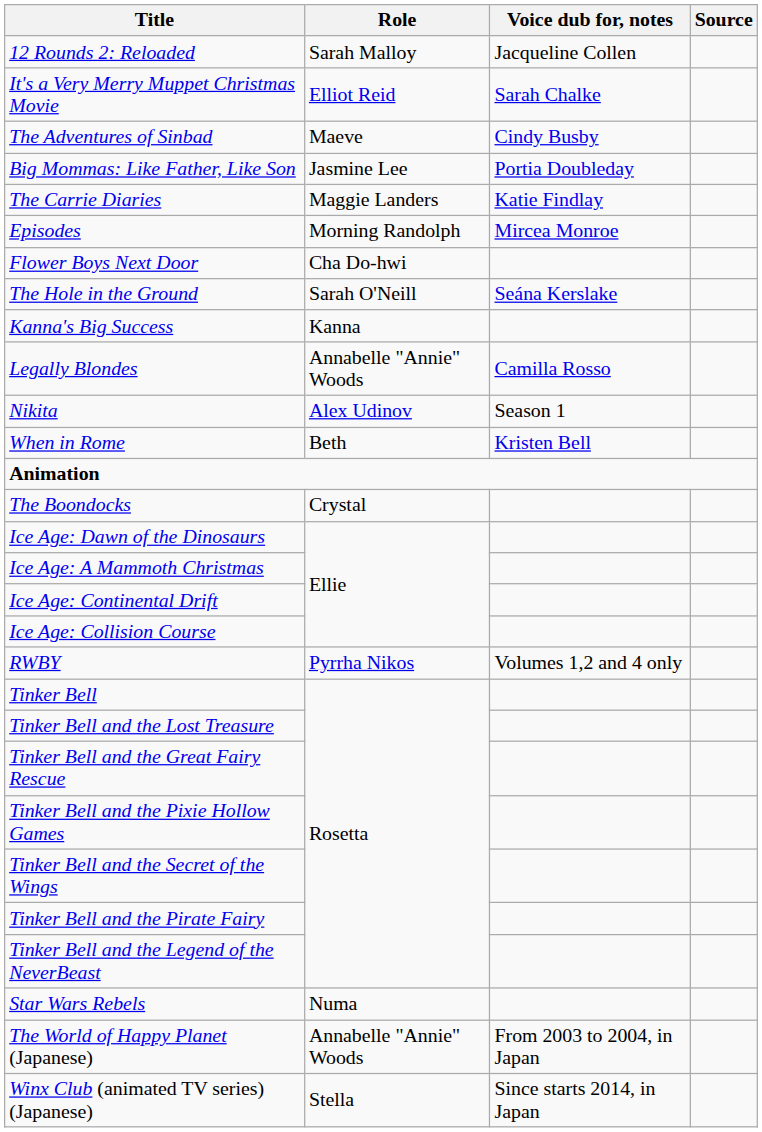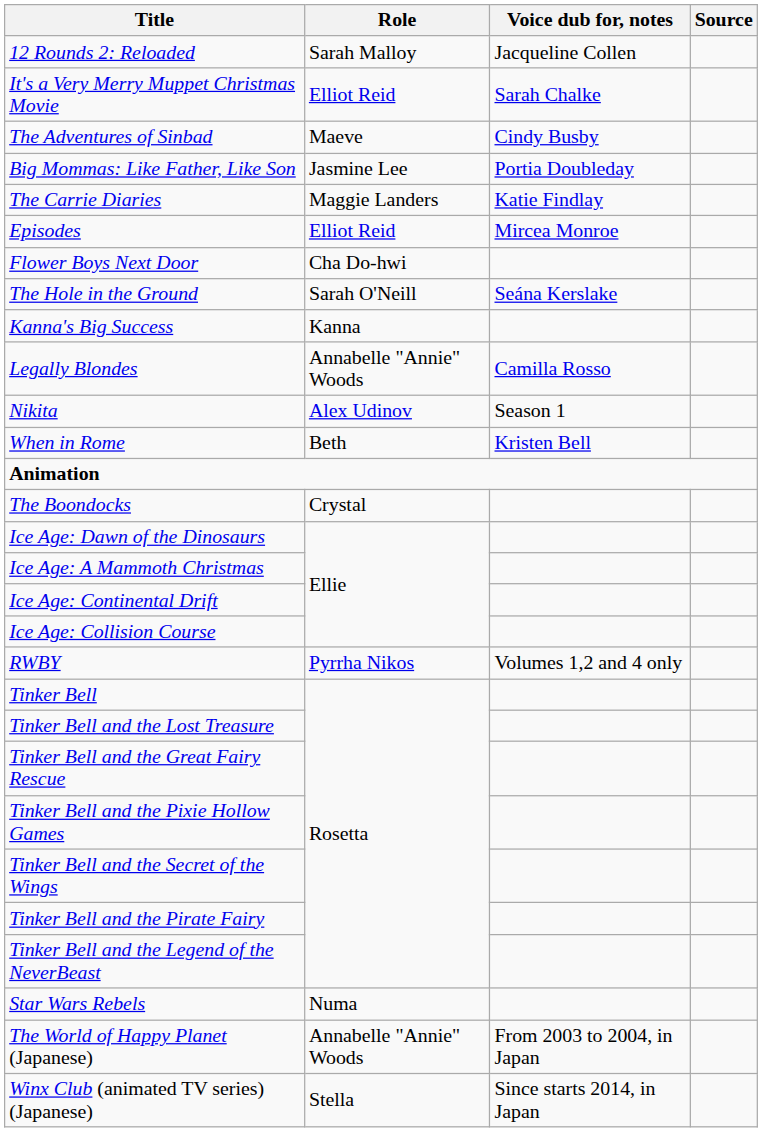(385, 231) Morning Randolph -> (352, 231) Elliot Reid
